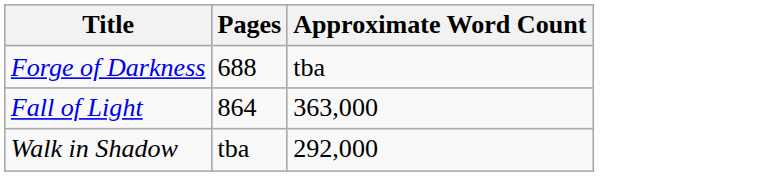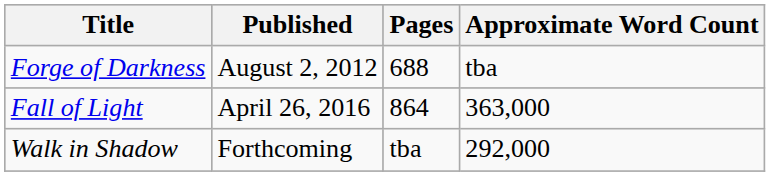+ column: (298, 25)
